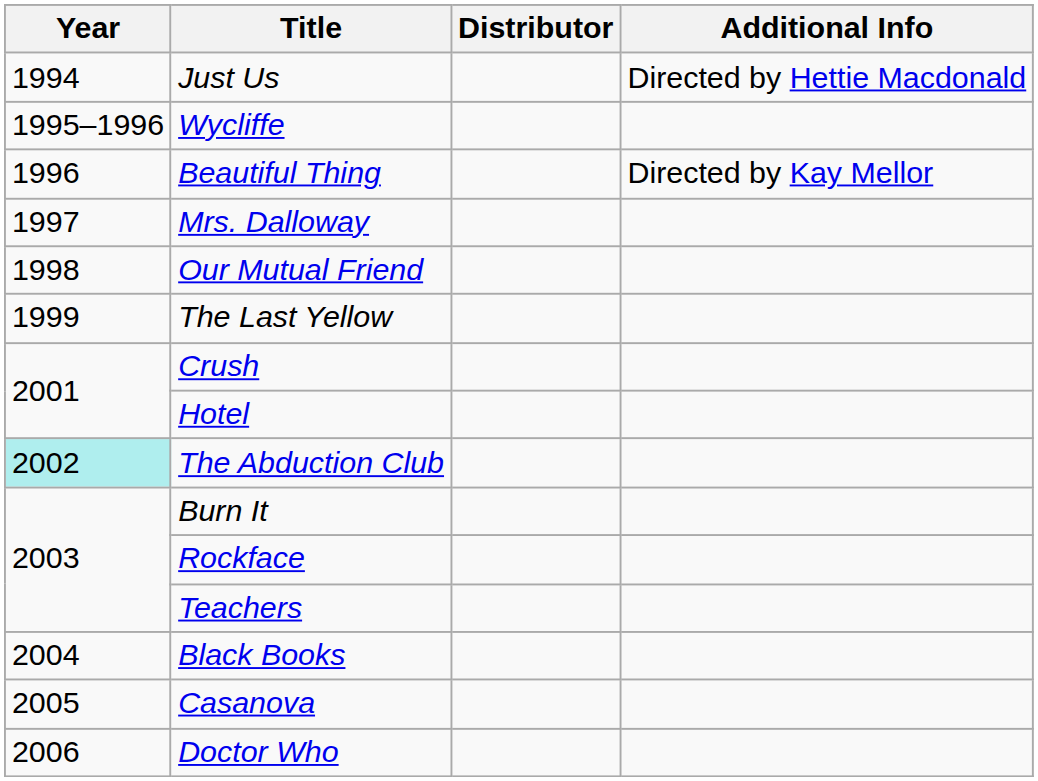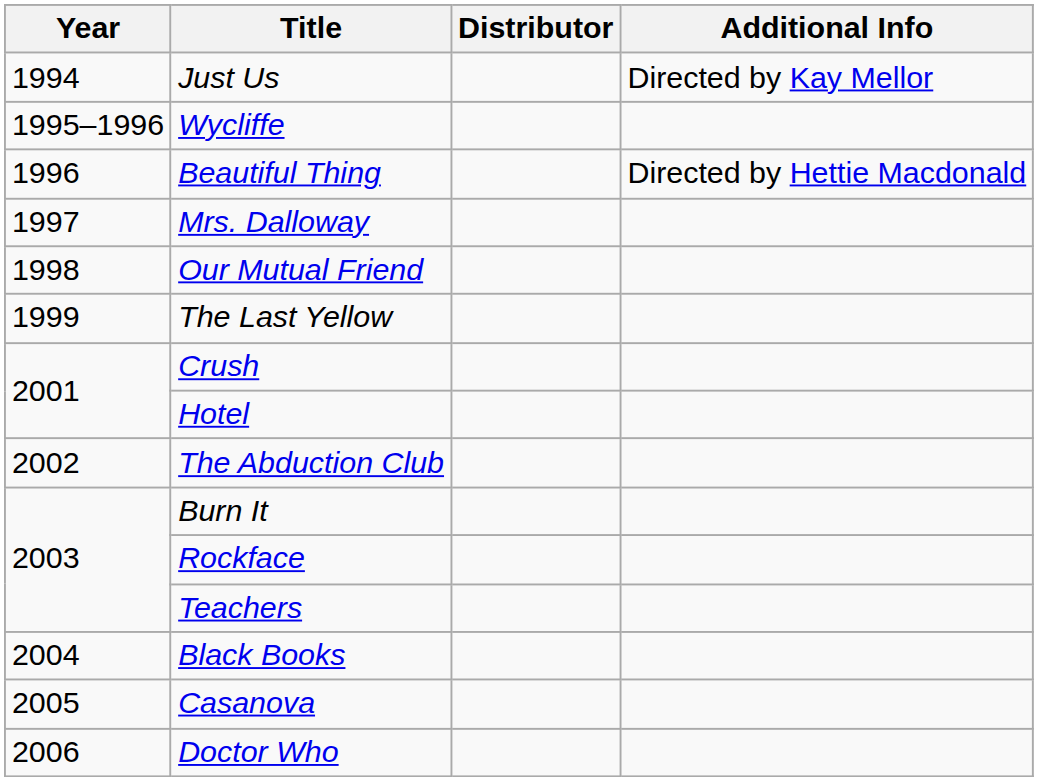(827, 76) Directed by Hettie Macdonald -> (780, 76) Directed by Kay Mellor
(780, 173) Directed by Kay Mellor -> (827, 173) Directed by Hettie Macdonald
(46, 462) paleturquoise background -> (46, 462) no background
